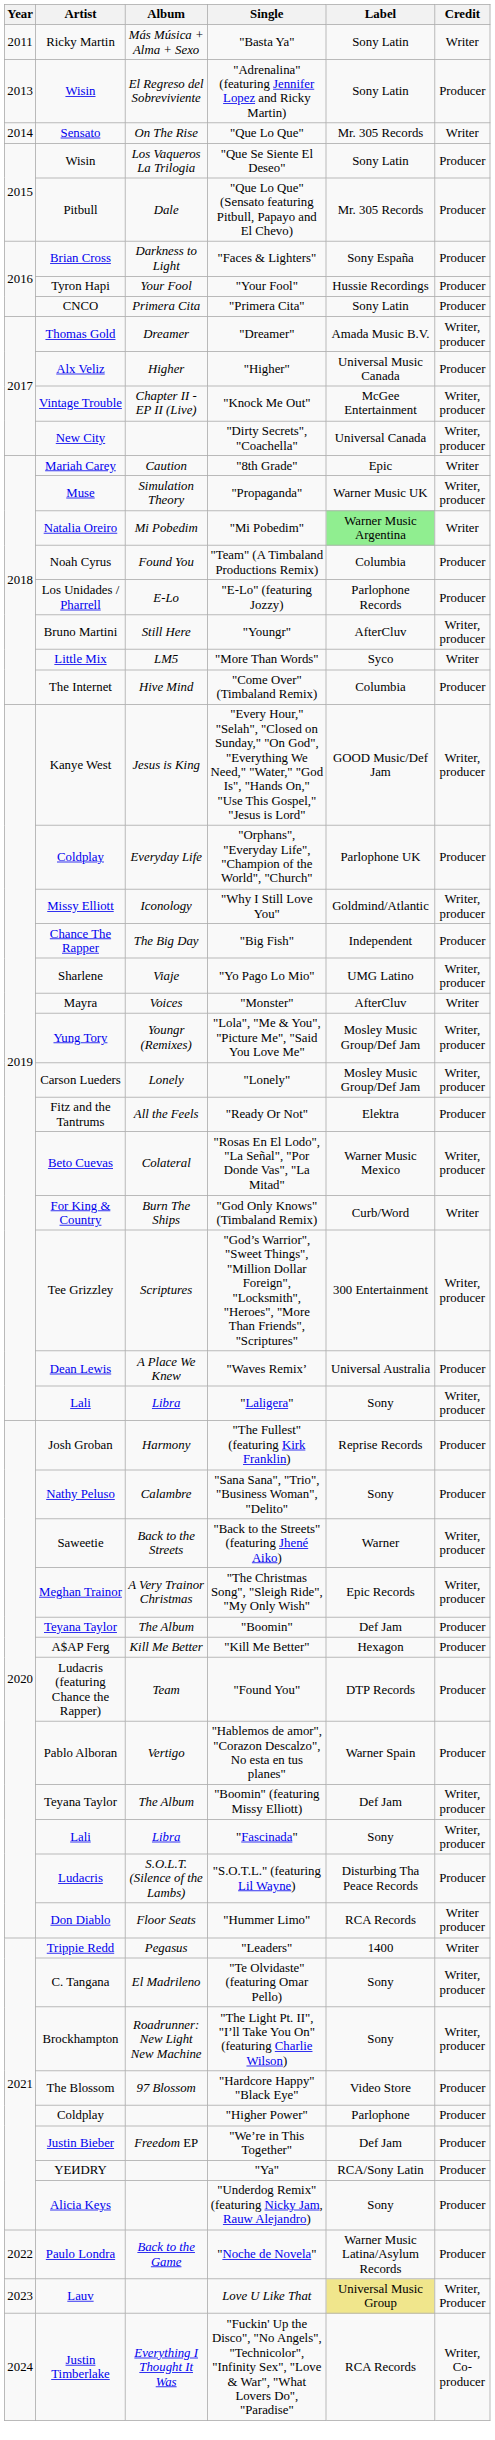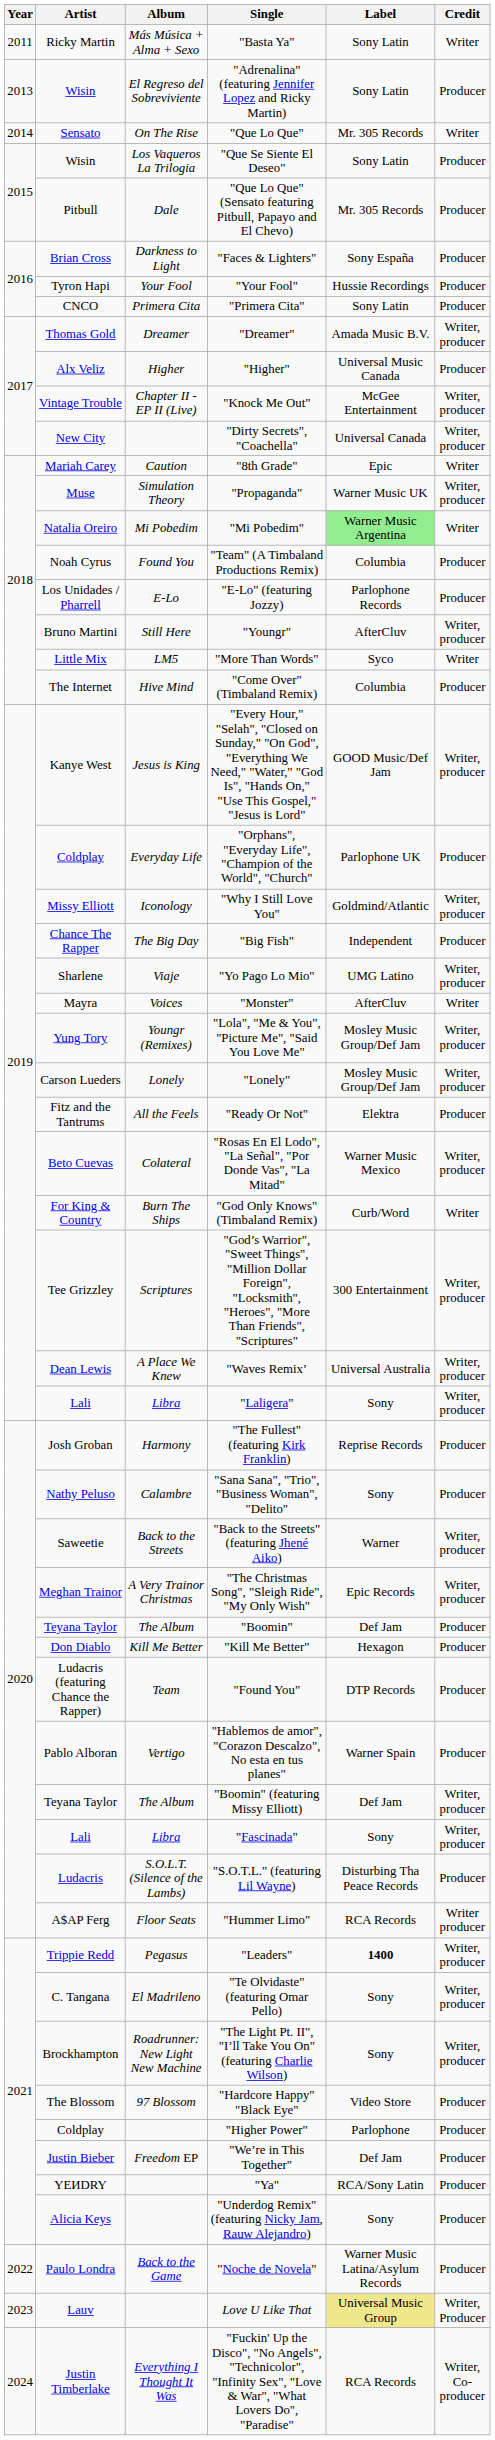(462, 1368) Producer -> (462, 1368) Writer, producer
(80, 1647) A$AP Ferg -> (80, 1647) Don Diablo
(80, 1920) Don Diablo -> (80, 1920) A$AP Ferg
(380, 1947) normal -> (380, 1955) bold
(462, 1947) Writer -> (462, 1955) Writer, producer
